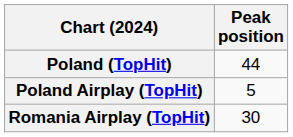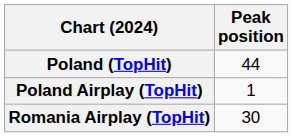(251, 90) 5 -> (251, 90) 1
